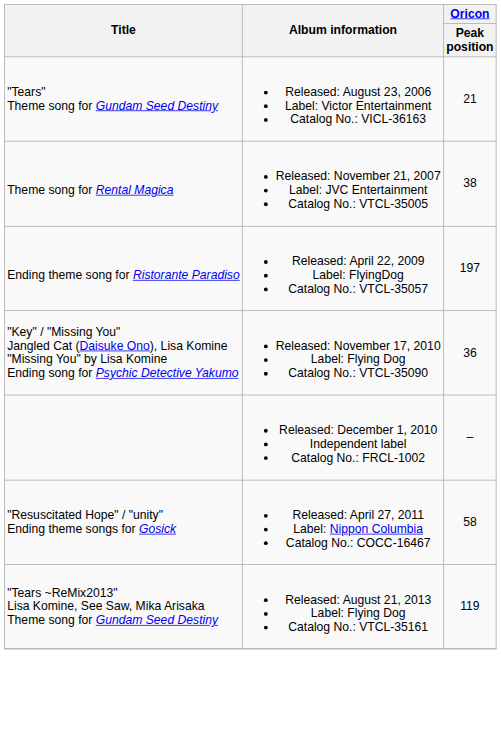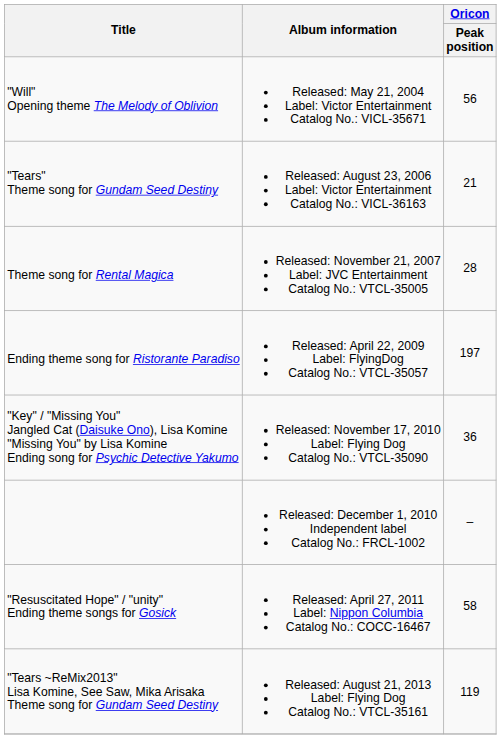+ row: (113, 99)
(470, 183) 38 -> (470, 268) 28
